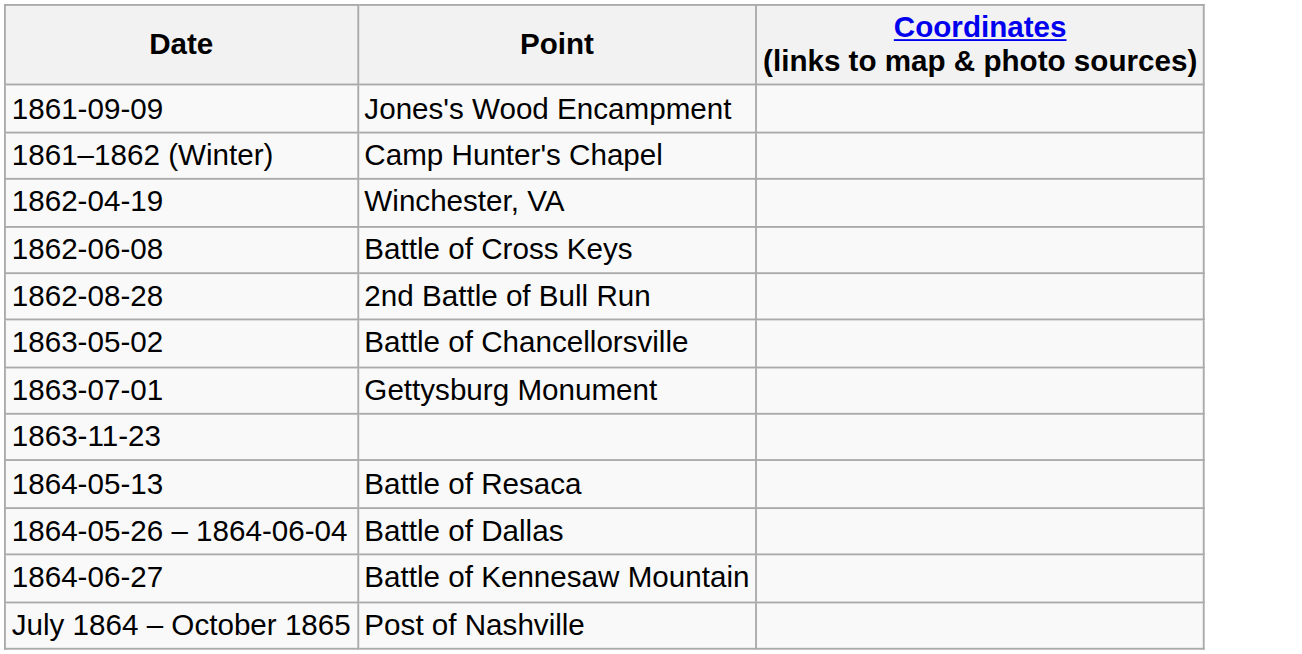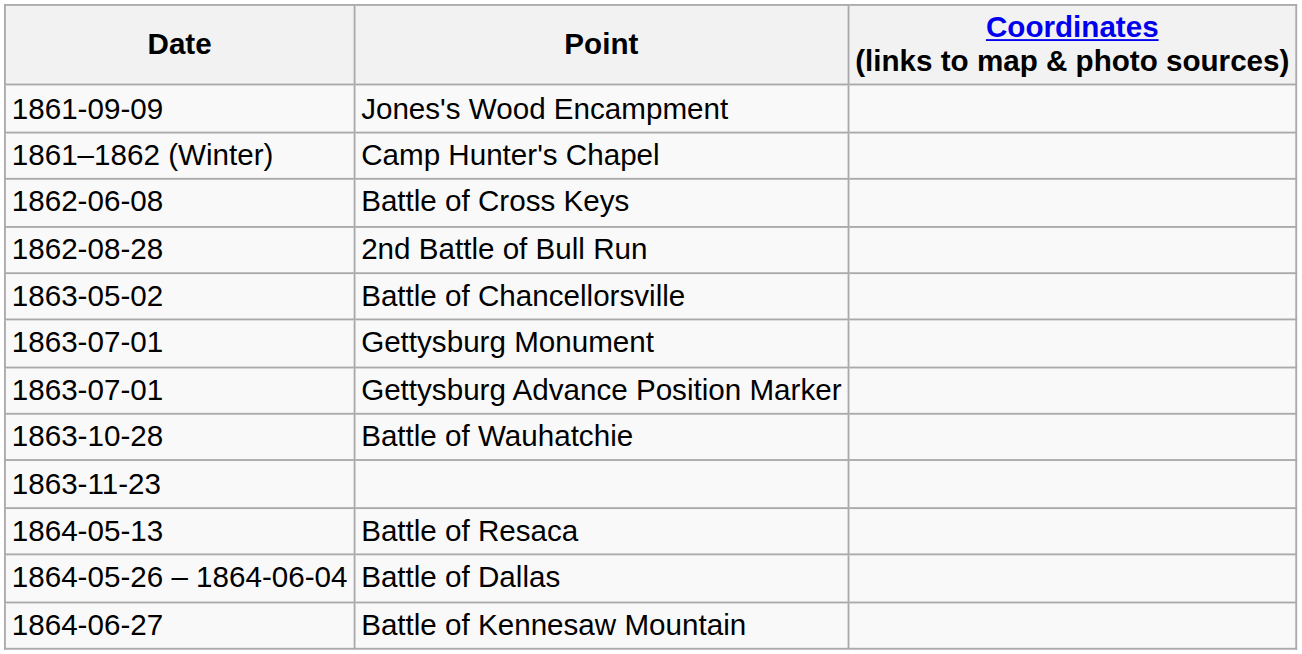- row: (464, 202)
+ row: (601, 389)
+ row: (497, 436)
- row: (475, 624)
